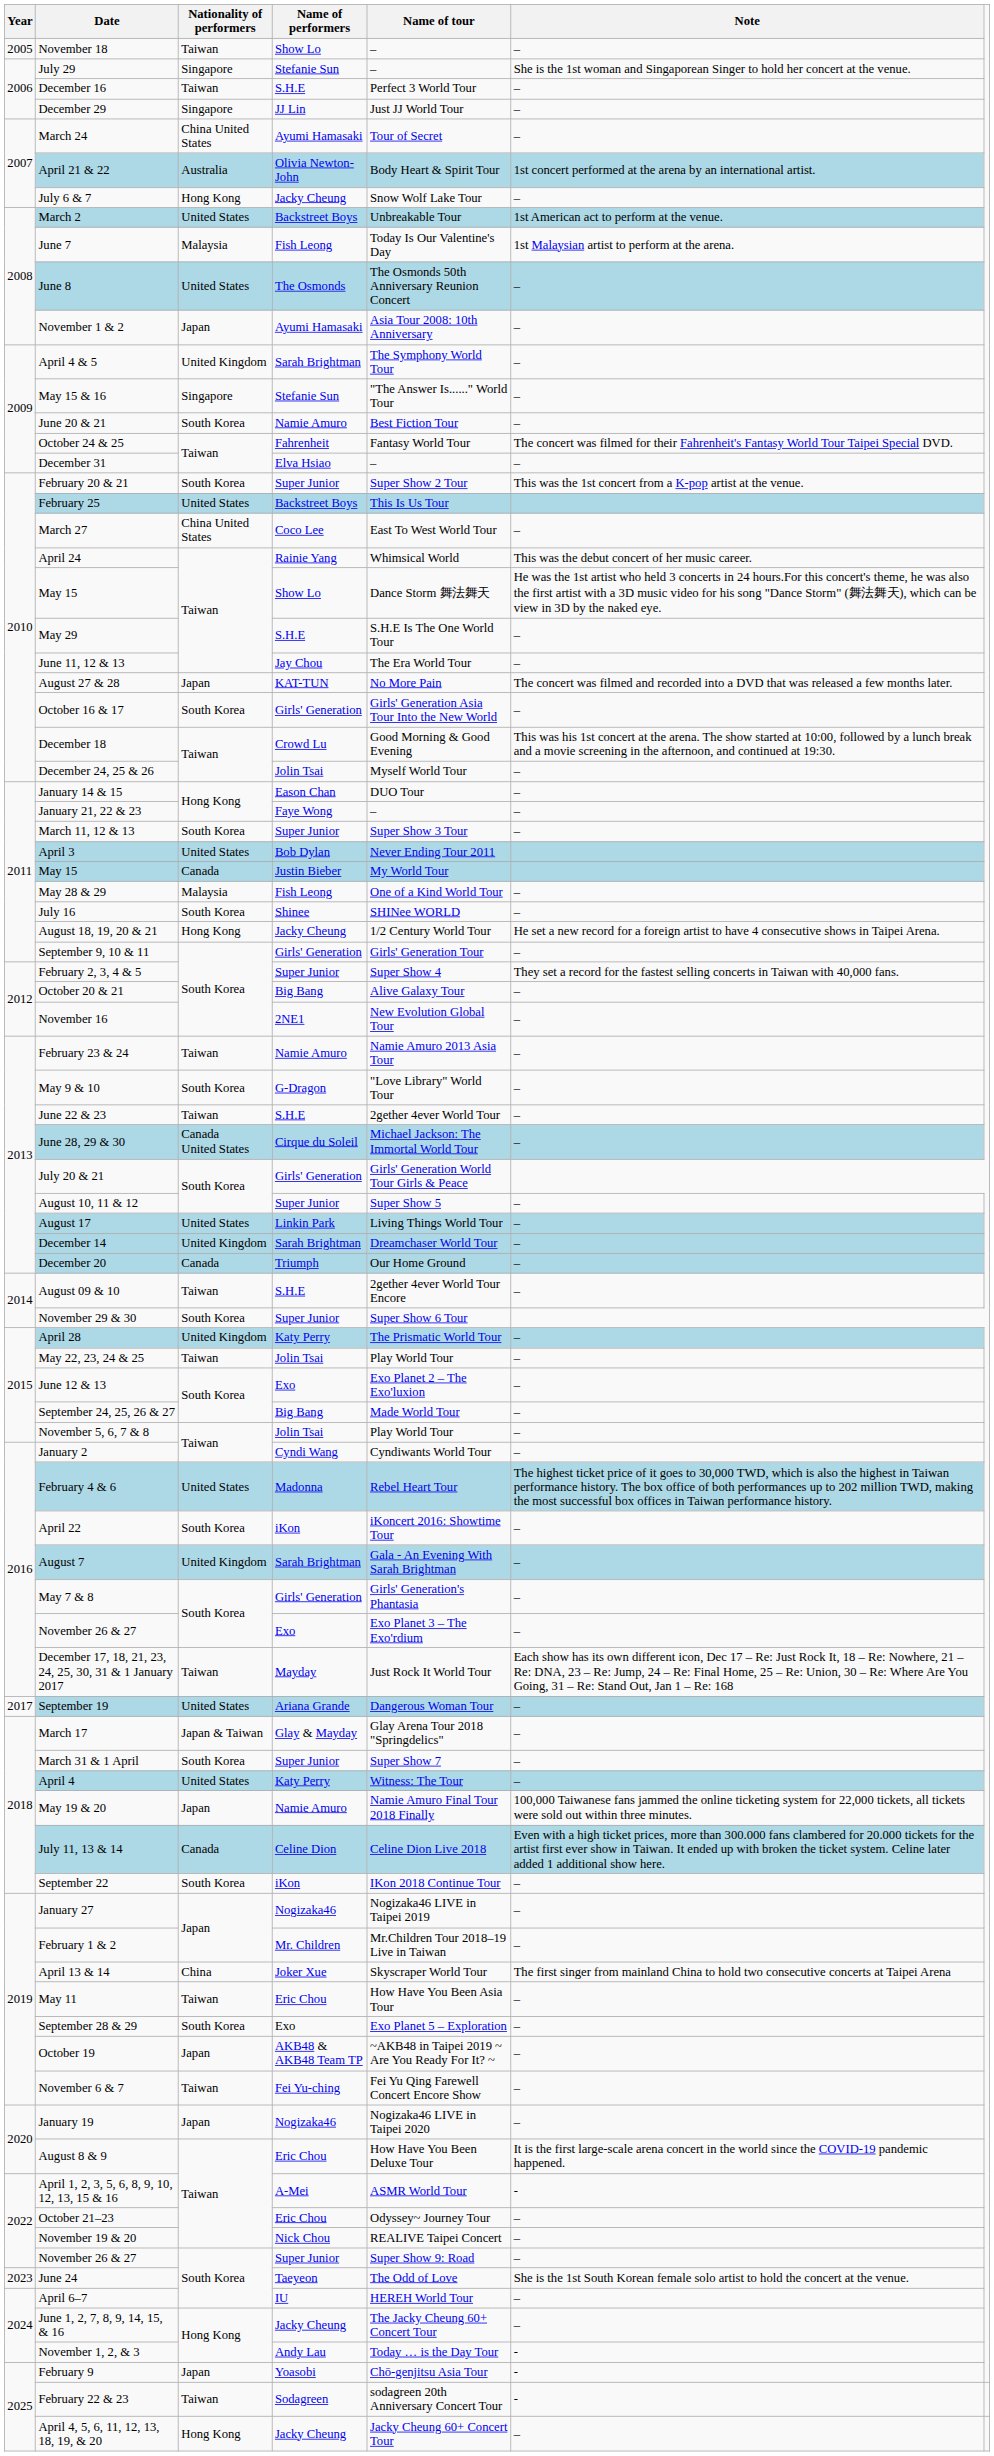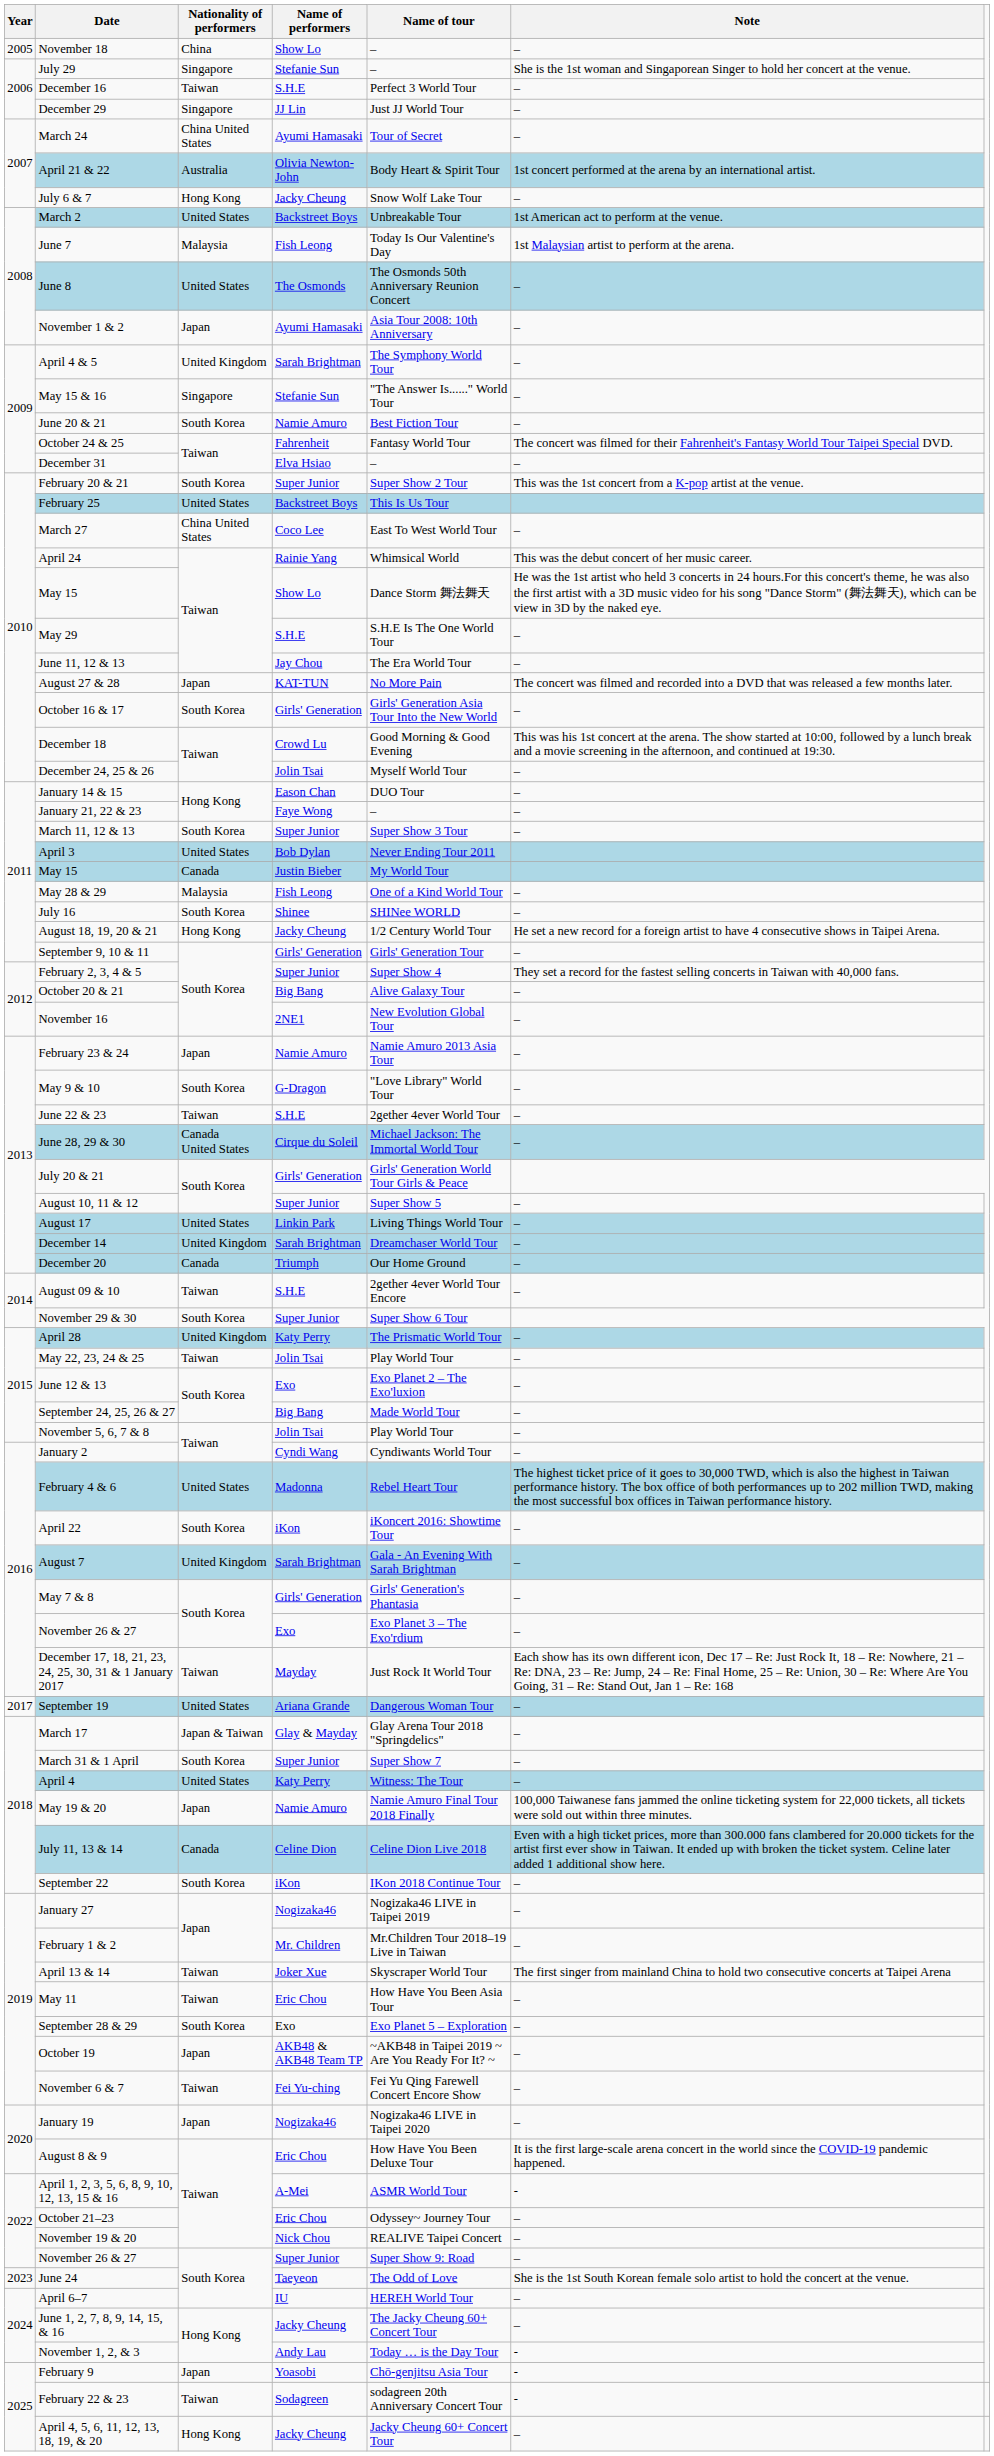(200, 48) Taiwan -> (196, 48) China
(200, 1053) Taiwan -> (196, 1053) Japan
(196, 1972) China -> (200, 1972) Taiwan
